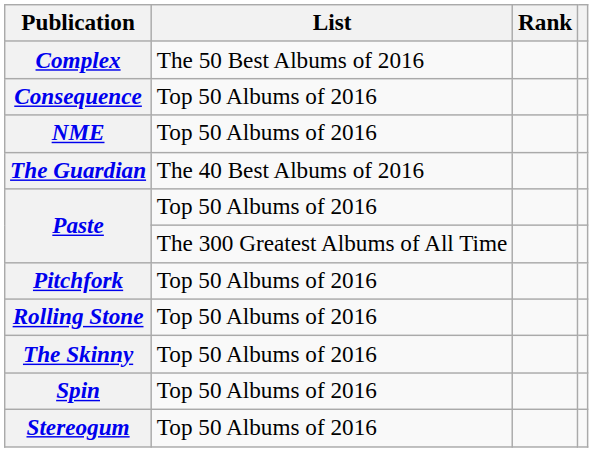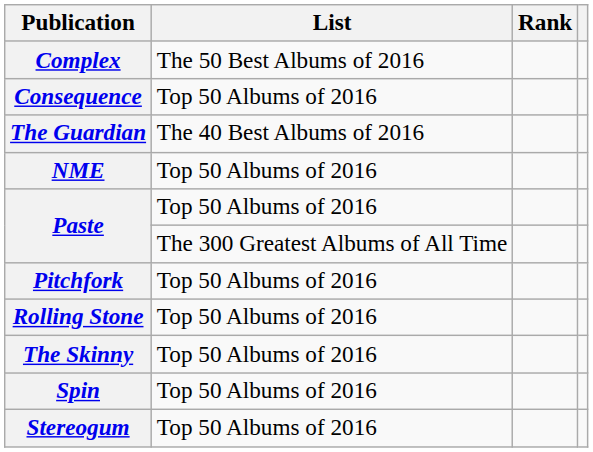rows swapped: (78, 170) <-> (78, 133)
